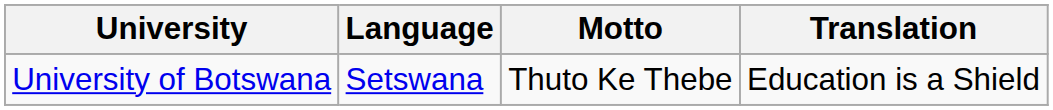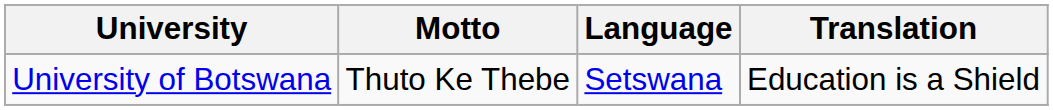columns swapped: (620, 29) <-> (420, 29)
